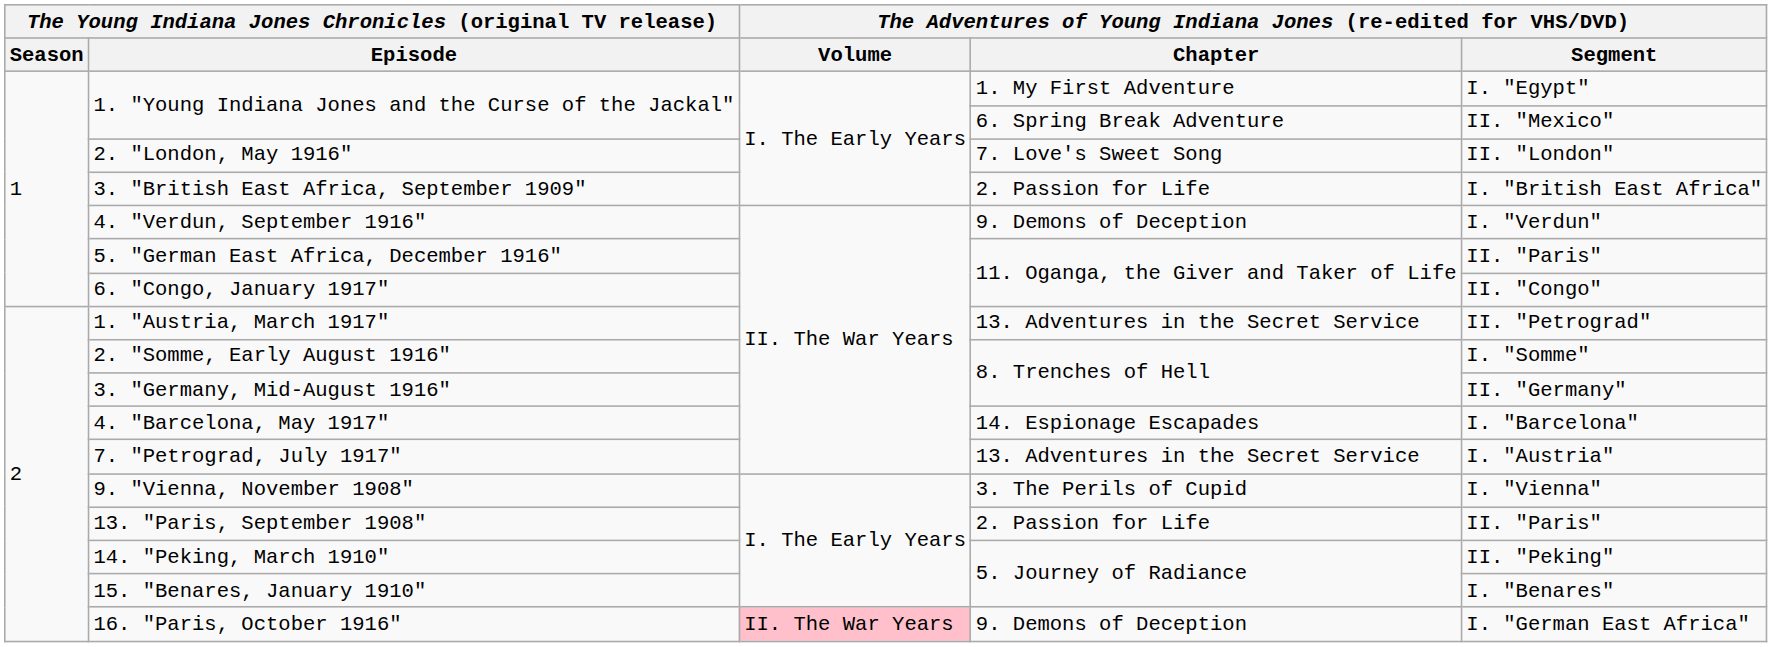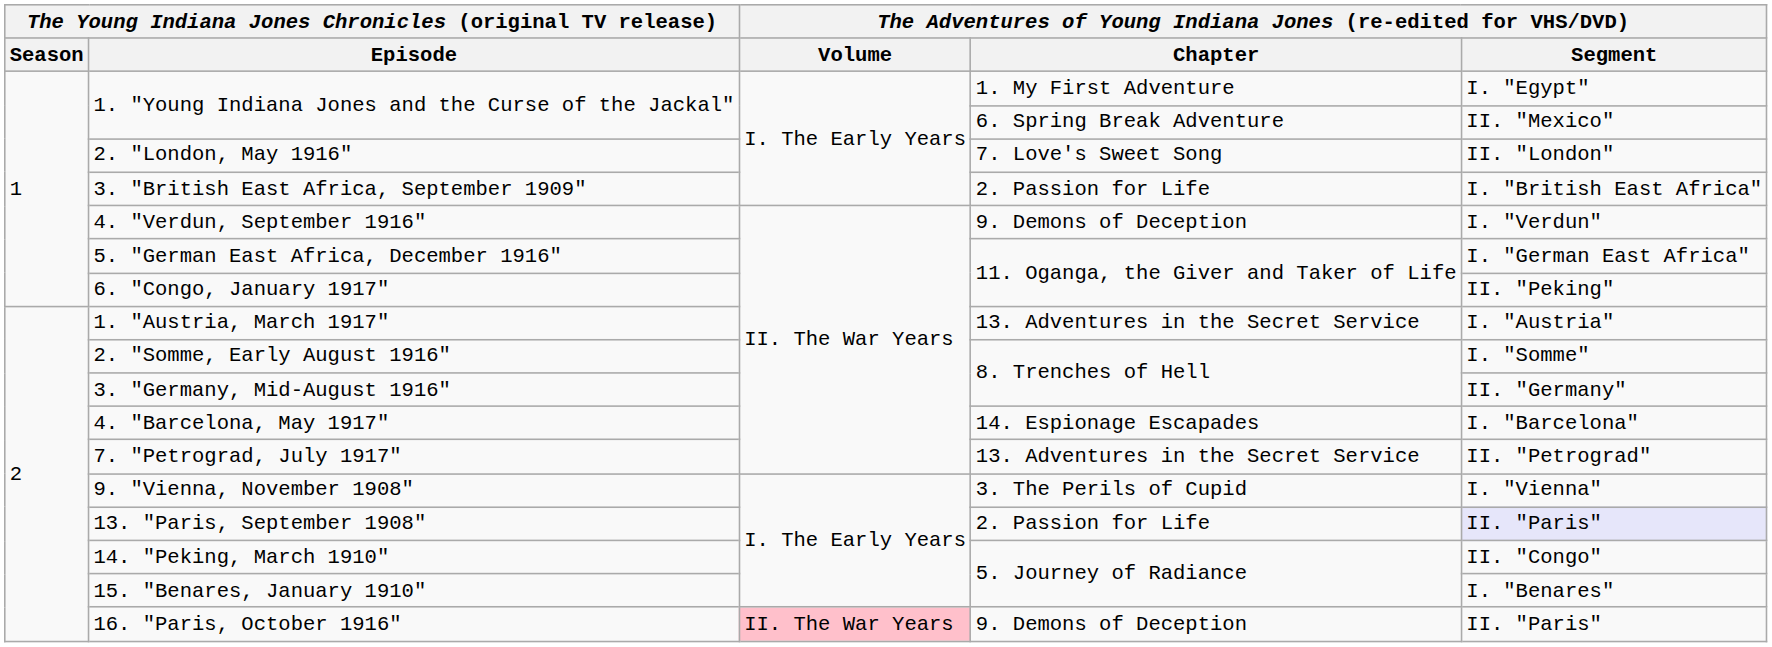(1534, 256) II. "Paris" -> (1608, 256) I. "German East Africa"
(1534, 289) II. "Congo" -> (1540, 289) II. "Peking"
(1559, 323) II. "Petrograd" -> (1540, 323) I. "Austria"
(1540, 457) I. "Austria" -> (1559, 457) II. "Petrograd"
(1534, 524) no background -> (1534, 524) lavender background
(1540, 557) II. "Peking" -> (1534, 557) II. "Congo"
(1608, 624) I. "German East Africa" -> (1534, 624) II. "Paris"
